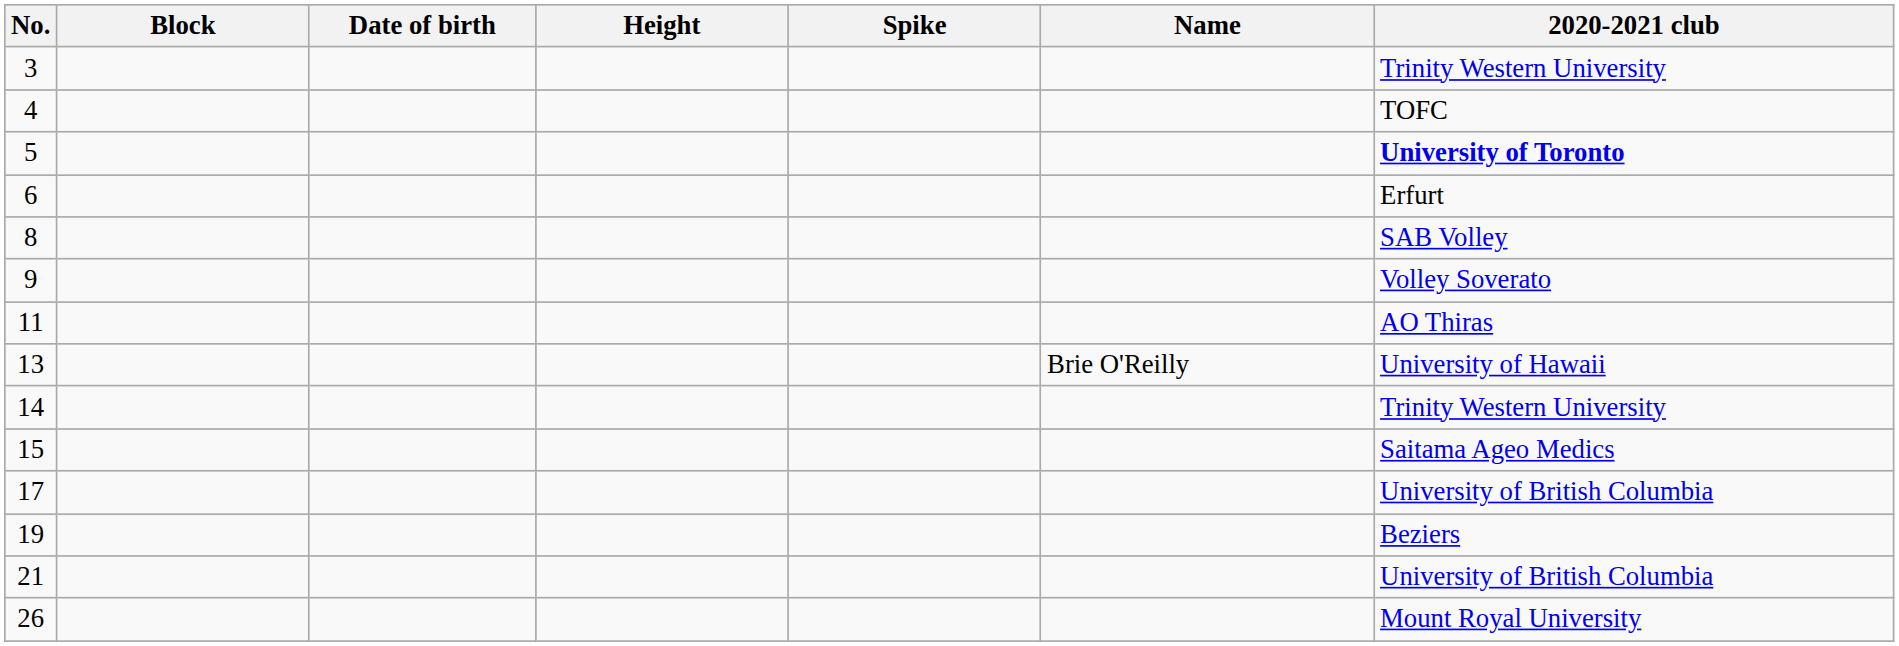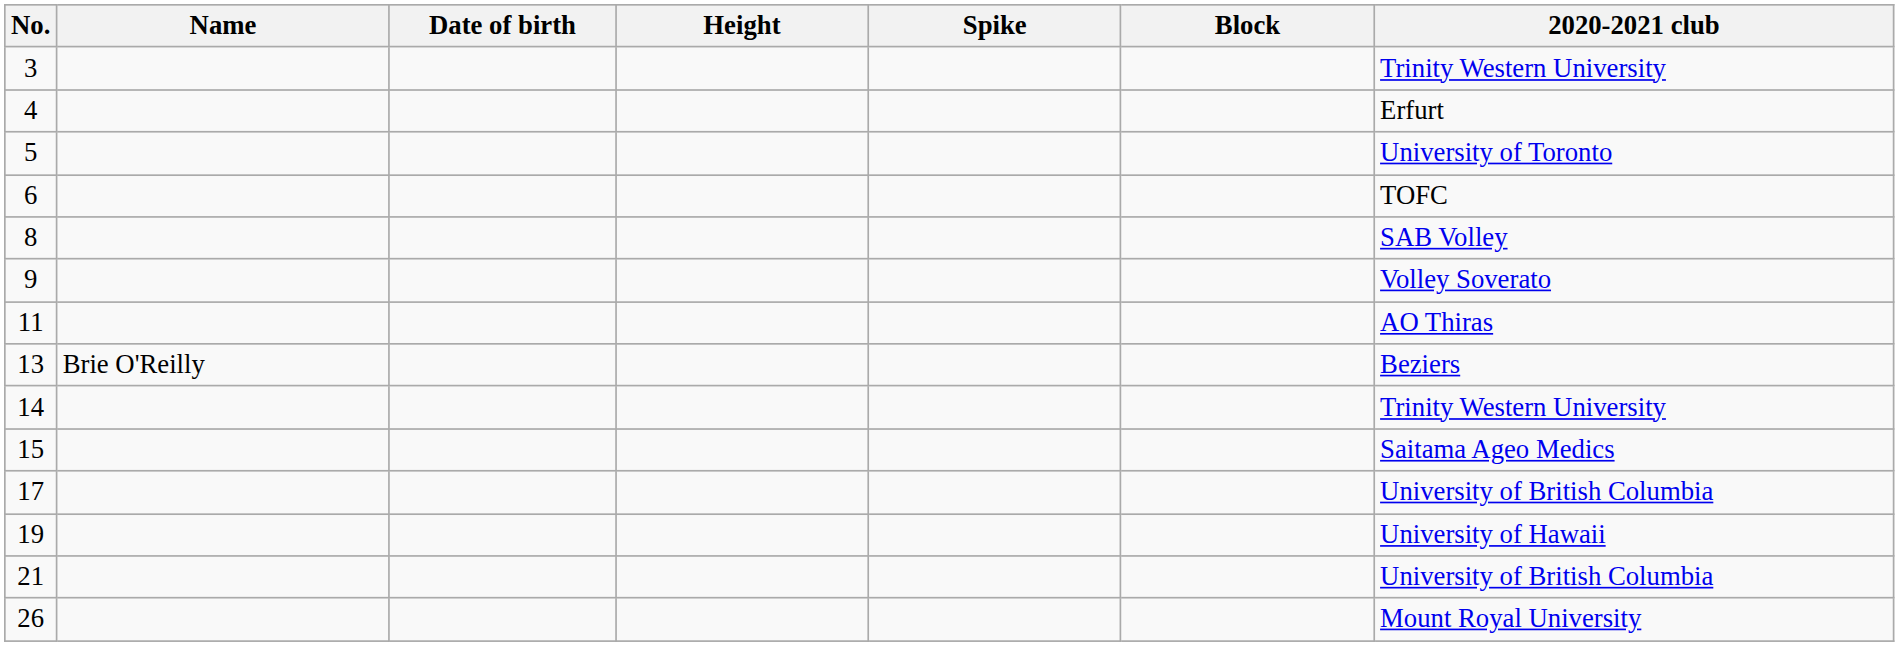columns swapped: (1207, 25) <-> (183, 25)
(1414, 110) TOFC -> (1412, 110) Erfurt
(1502, 152) bold -> (1496, 152) normal
(1412, 195) Erfurt -> (1414, 195) TOFC
(1493, 364) University of Hawaii -> (1420, 364) Beziers
(1420, 534) Beziers -> (1493, 534) University of Hawaii
